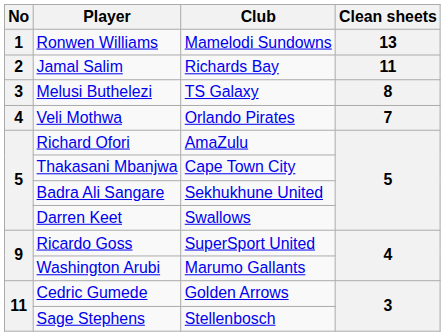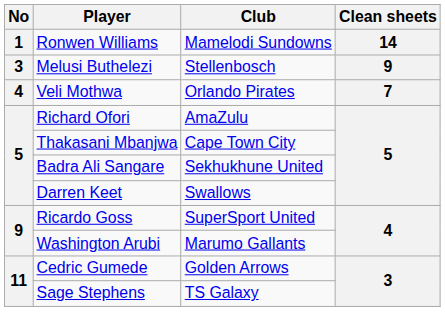(388, 42) 13 -> (388, 42) 14
- row: (80, 67)
(222, 92) TS Galaxy -> (230, 67) Stellenbosch
(388, 92) 8 -> (388, 67) 9
(230, 318) Stellenbosch -> (222, 293) TS Galaxy
